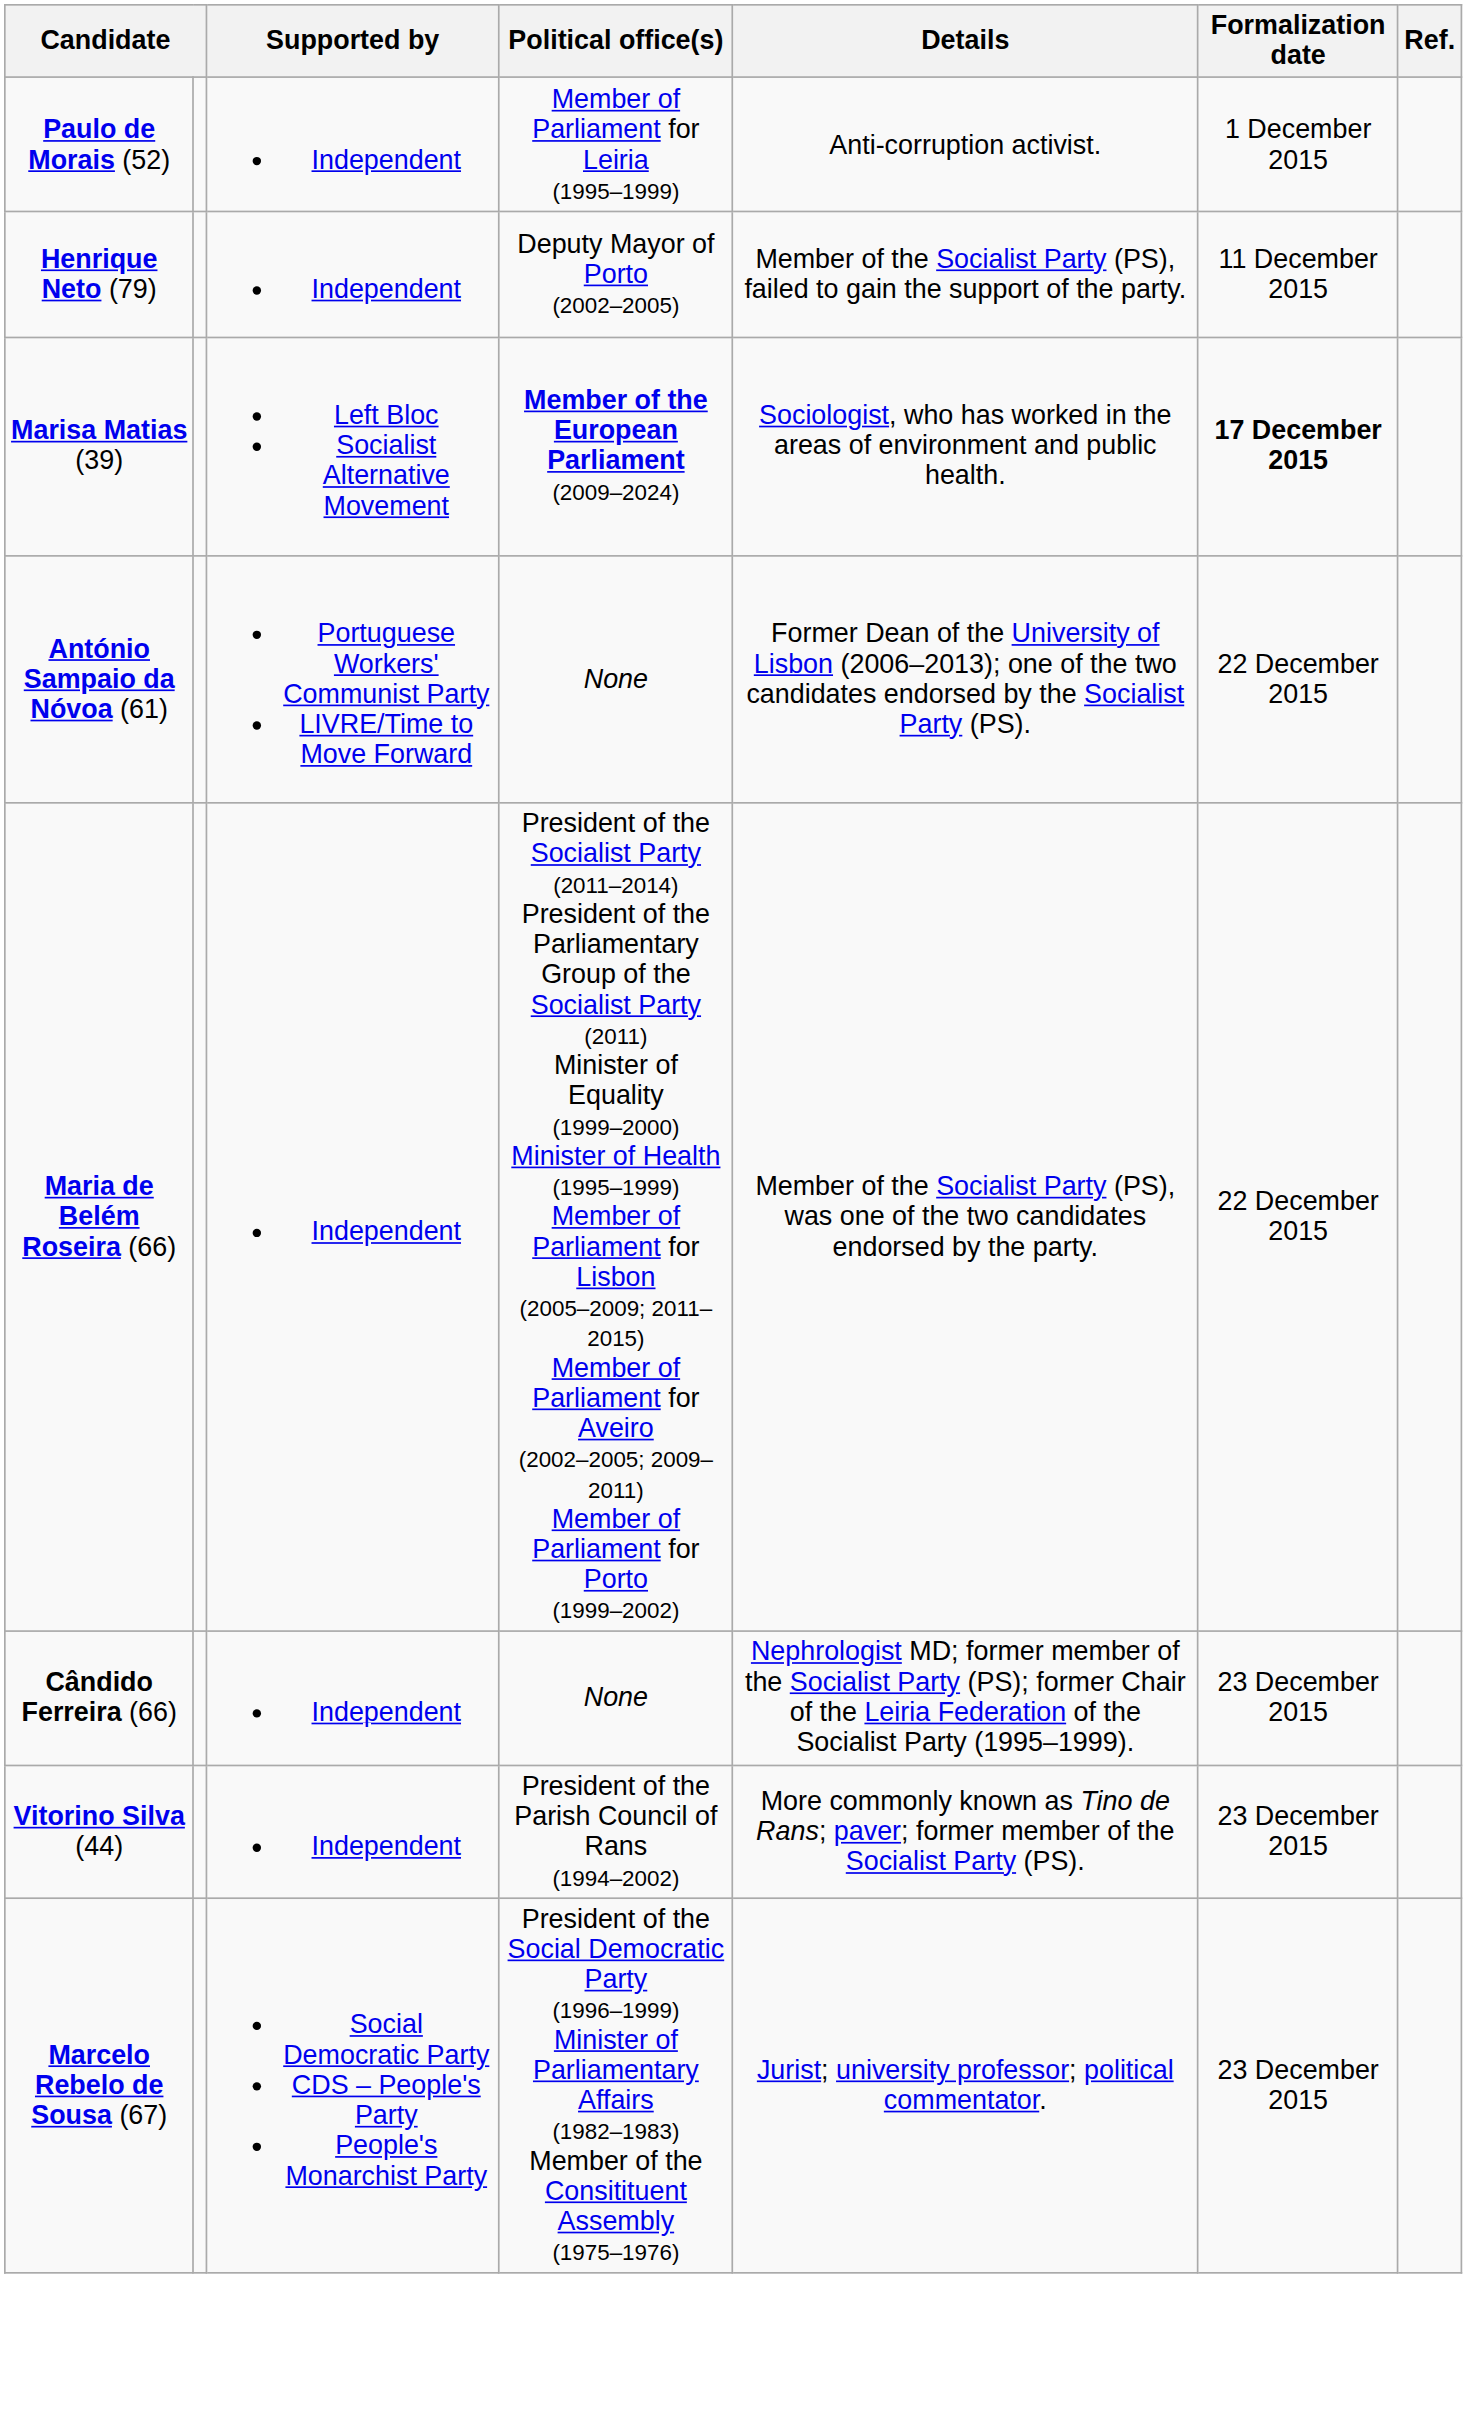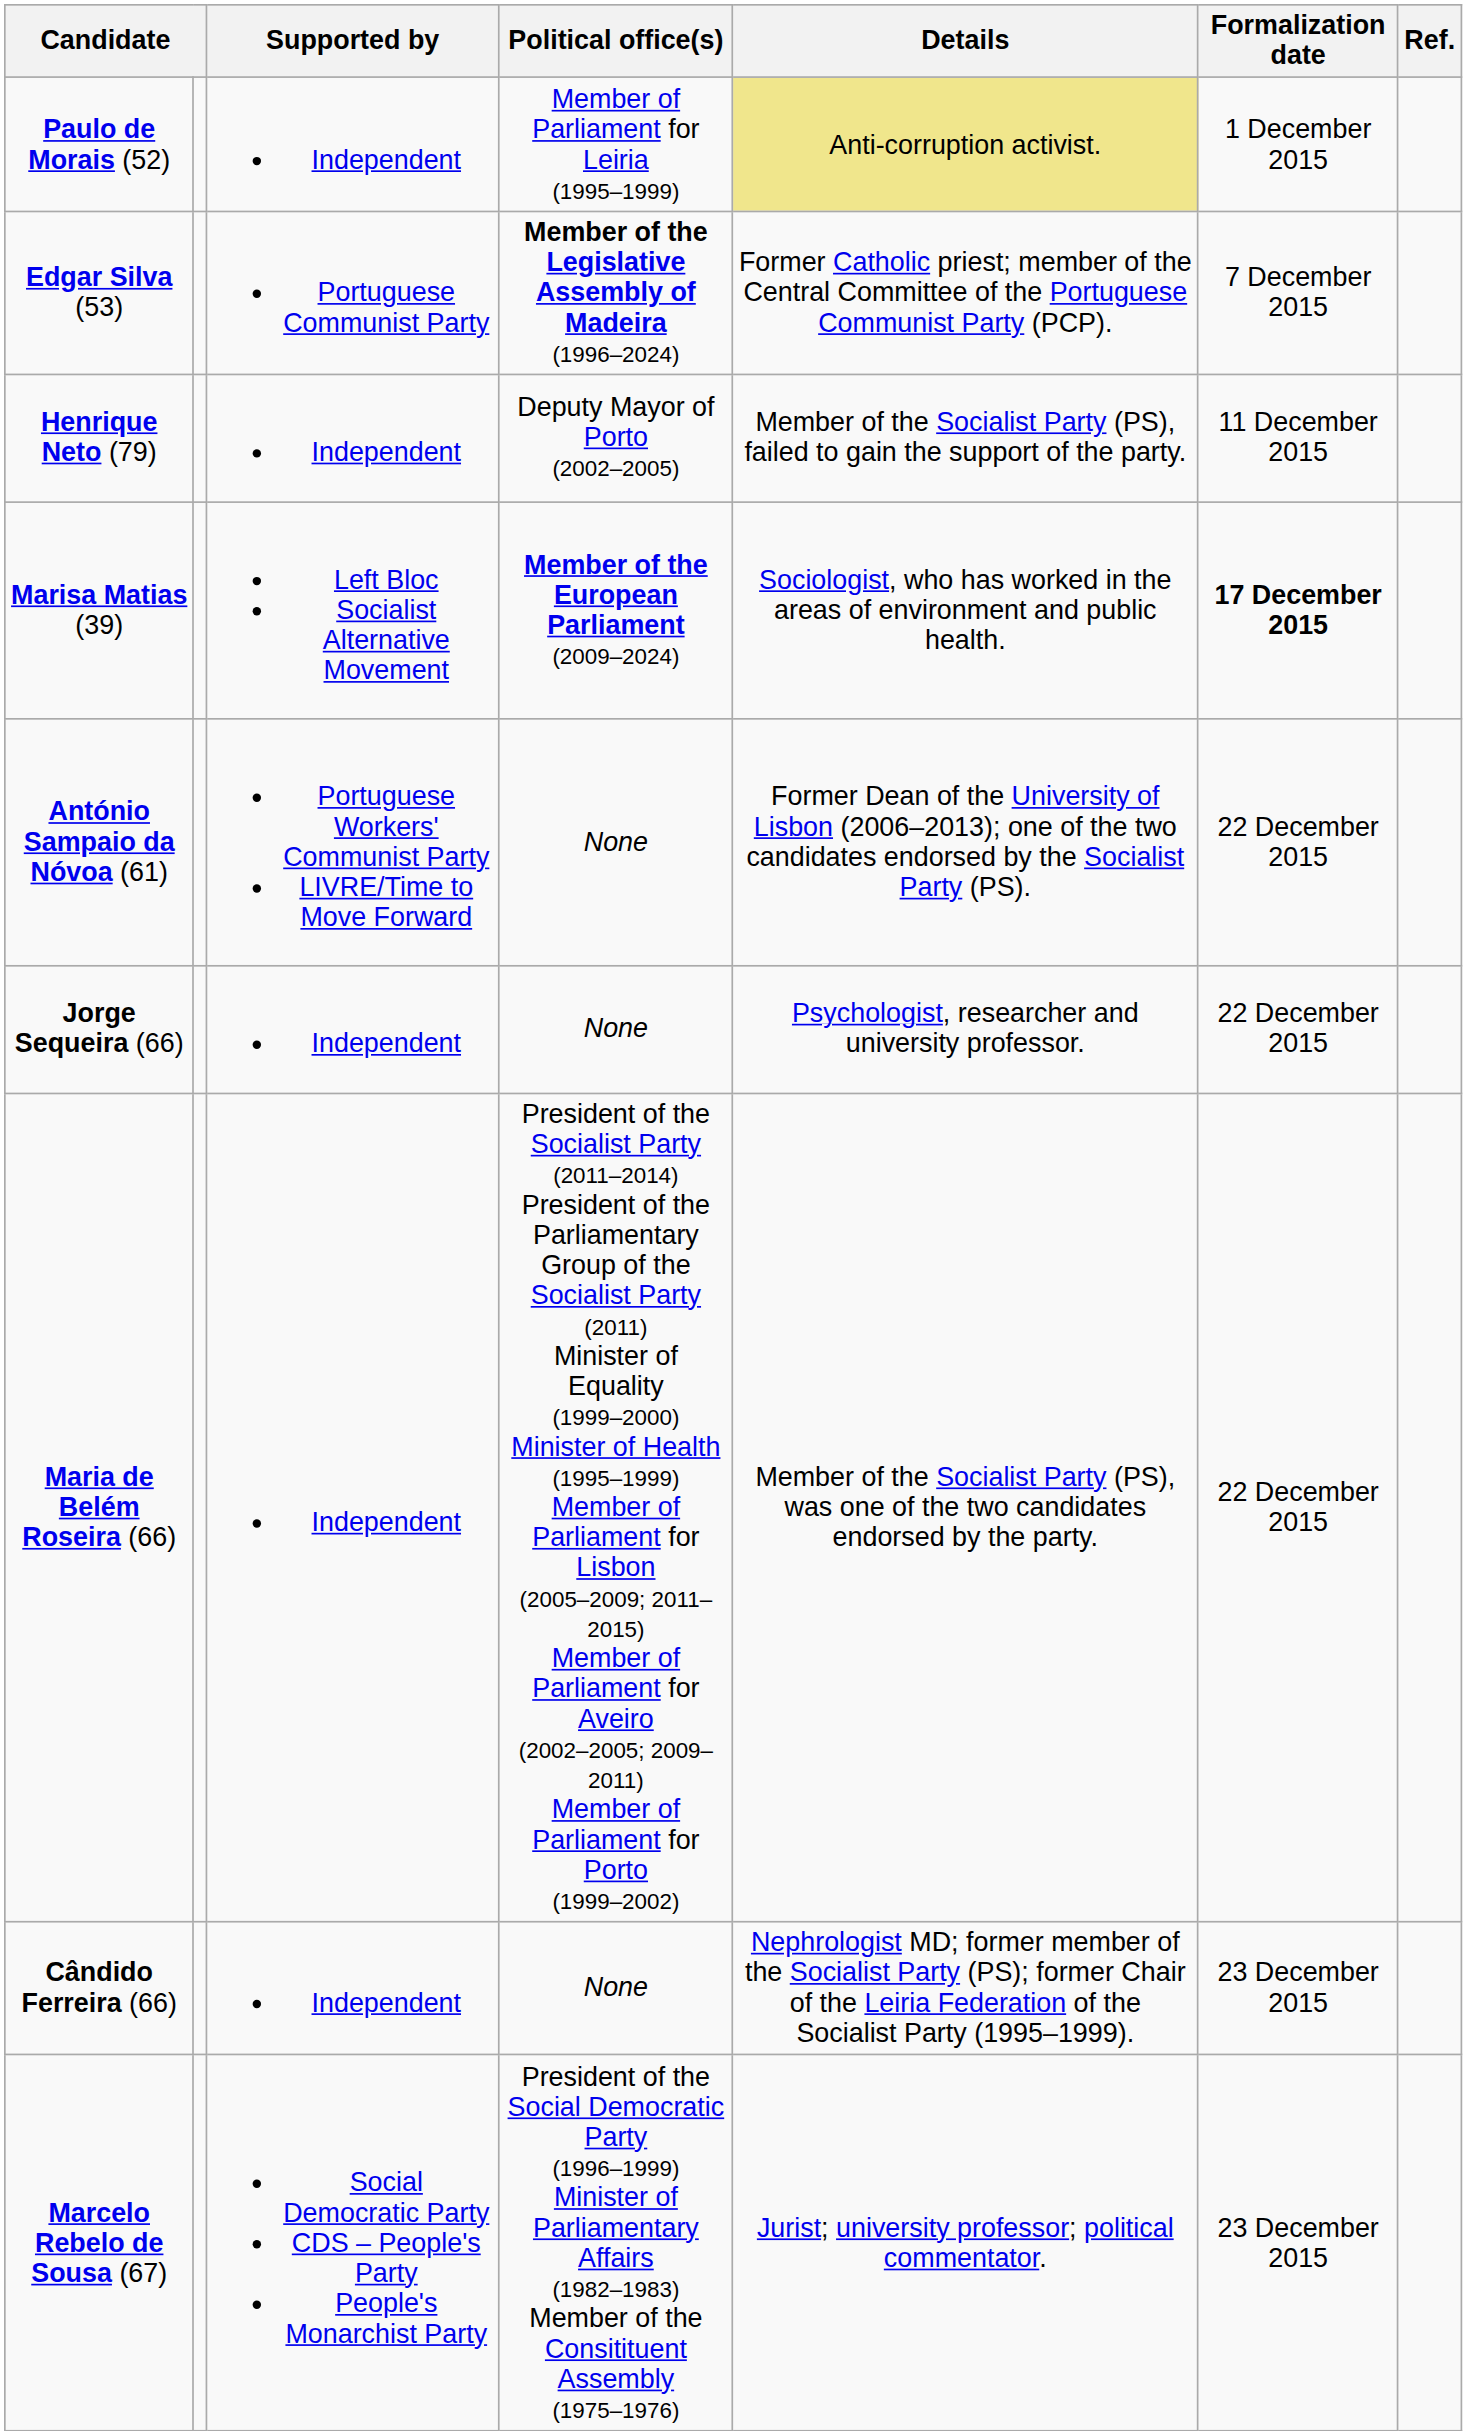(965, 144) no background -> (965, 144) khaki background
+ row: (99, 292)
+ row: (99, 1029)
- row: (99, 1831)
